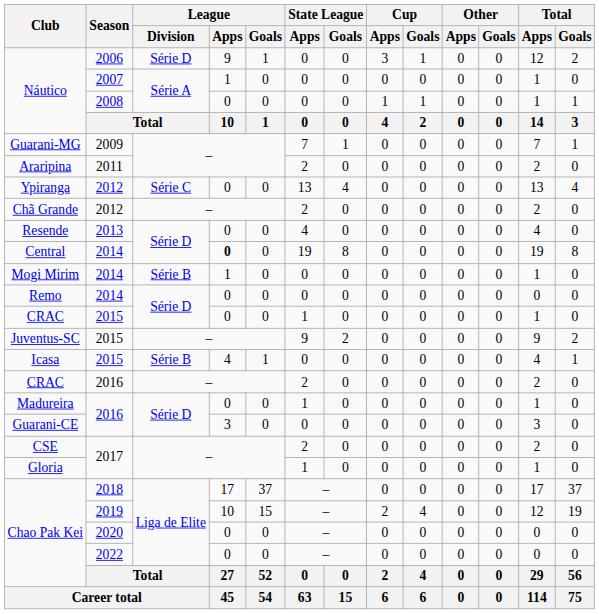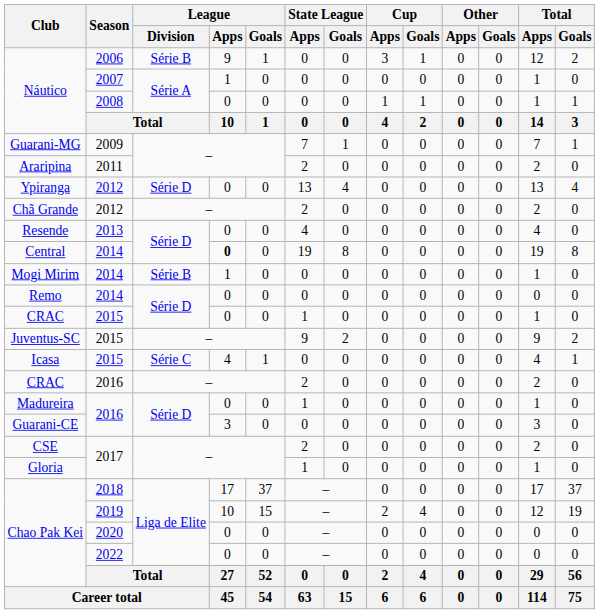(171, 58) Série D -> (171, 58) Série B
(171, 187) Série C -> (171, 187) Série D
(171, 360) Série B -> (171, 360) Série C
